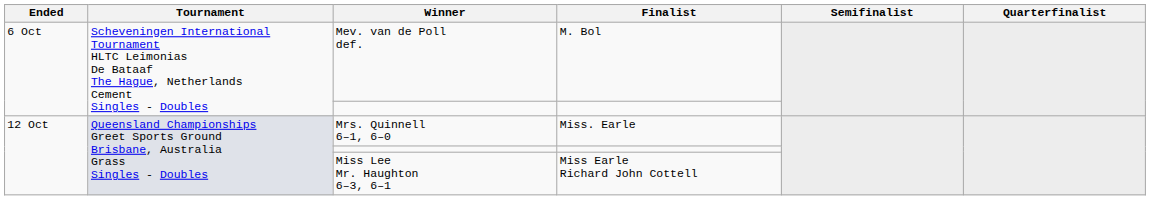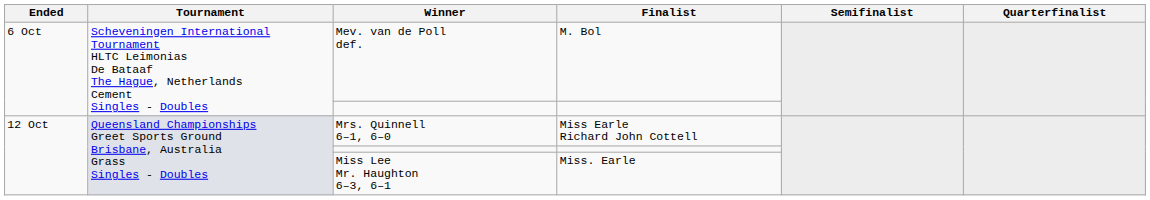(598, 125) Miss. Earle -> (629, 131) Miss Earle Richard John Cottell
(629, 167) Miss Earle Richard John Cottell -> (598, 161) Miss. Earle
